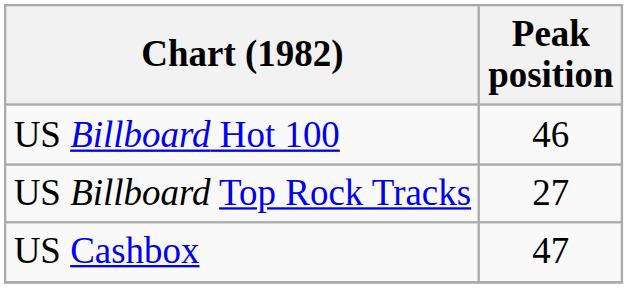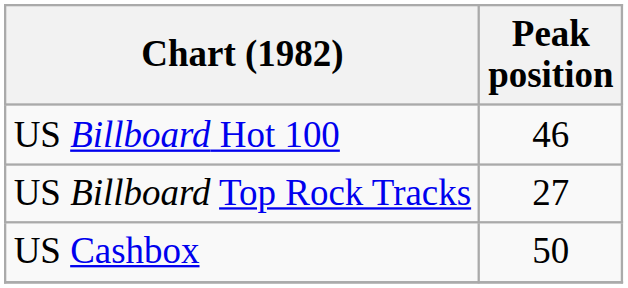(551, 251) 47 -> (551, 251) 50
